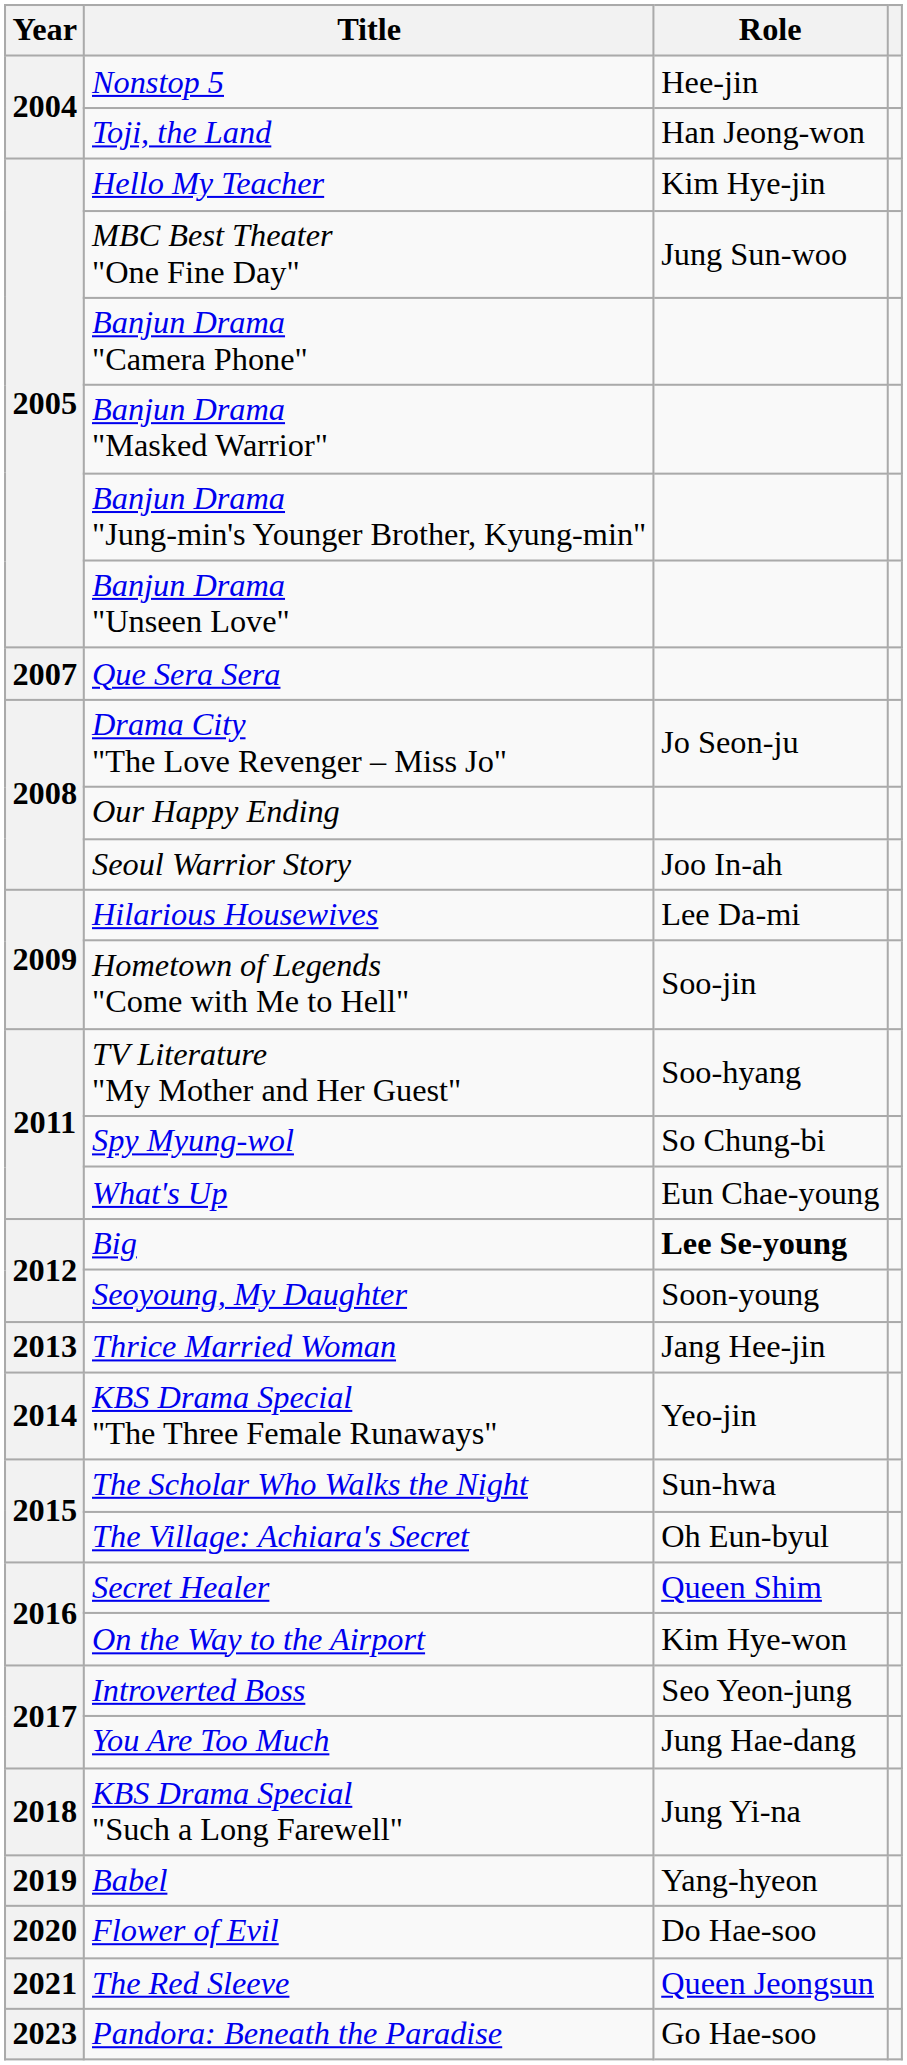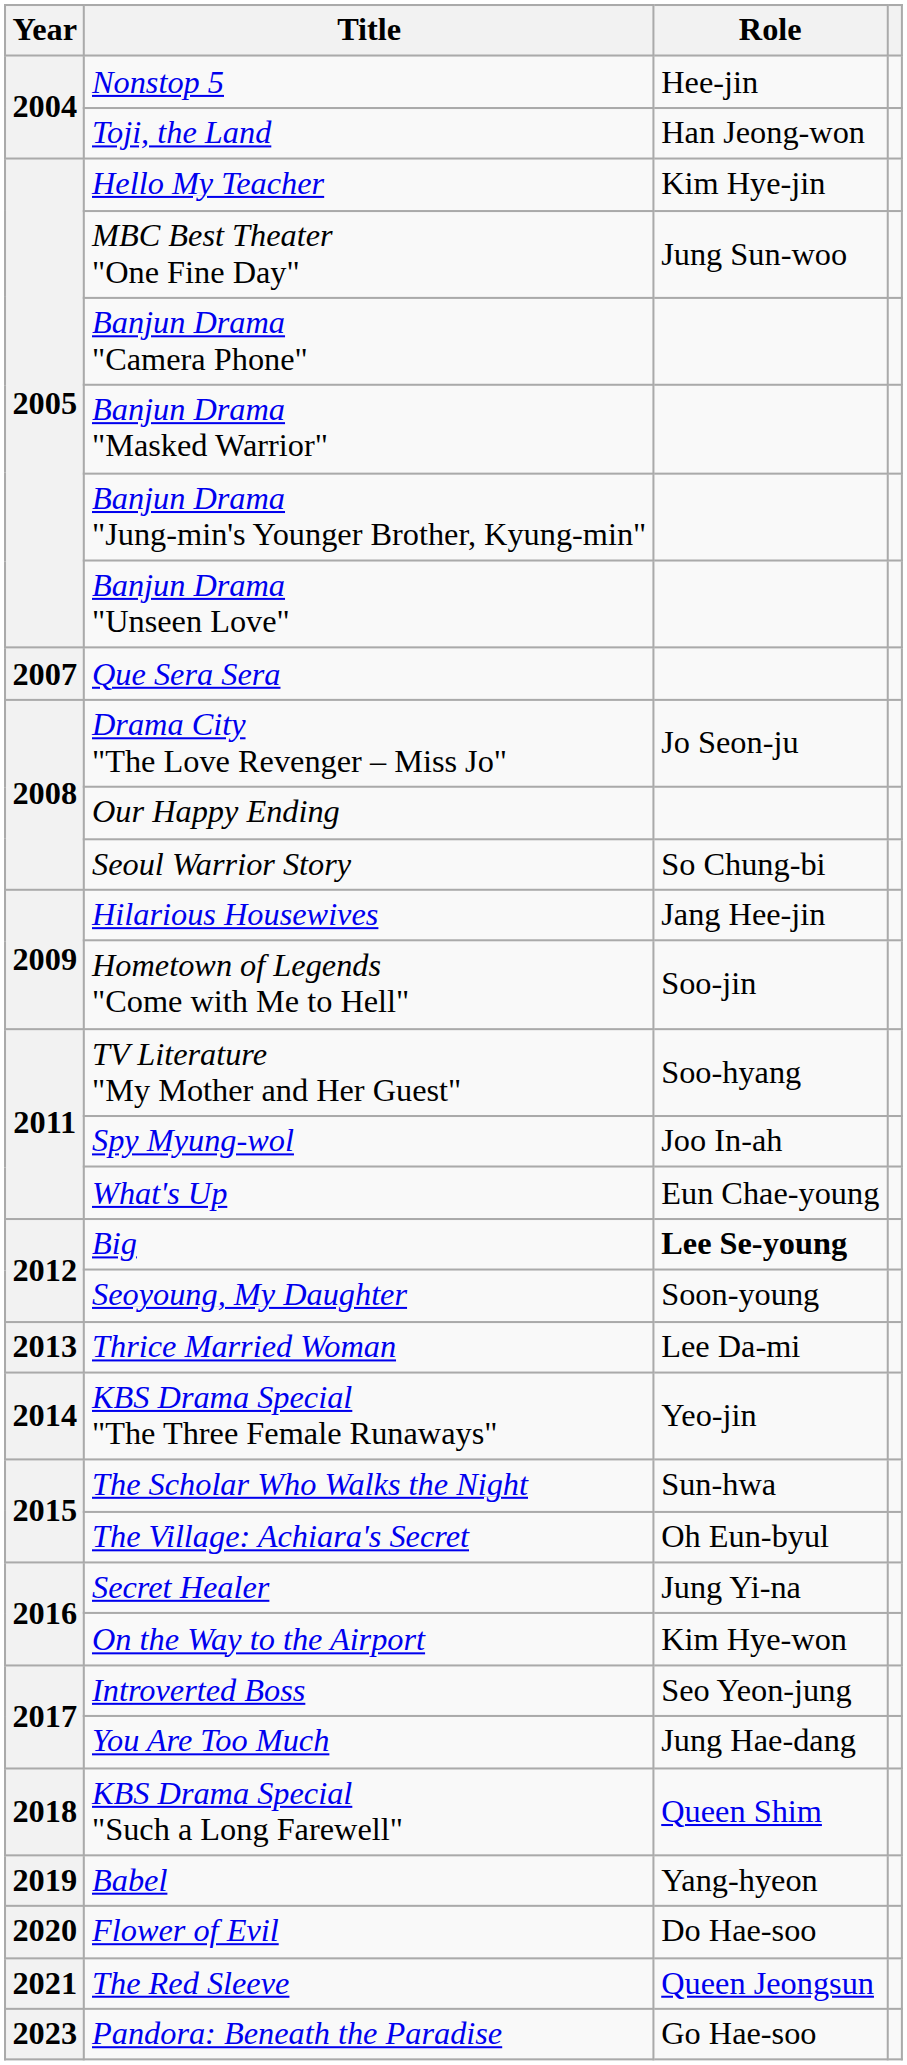(722, 863) Joo In-ah -> (743, 863) So Chung-bi
(731, 914) Lee Da-mi -> (743, 914) Jang Hee-jin
(743, 1141) So Chung-bi -> (722, 1141) Joo In-ah
(743, 1346) Jang Hee-jin -> (731, 1346) Lee Da-mi
(742, 1587) Queen Shim -> (731, 1587) Jung Yi-na
(731, 1810) Jung Yi-na -> (742, 1810) Queen Shim
